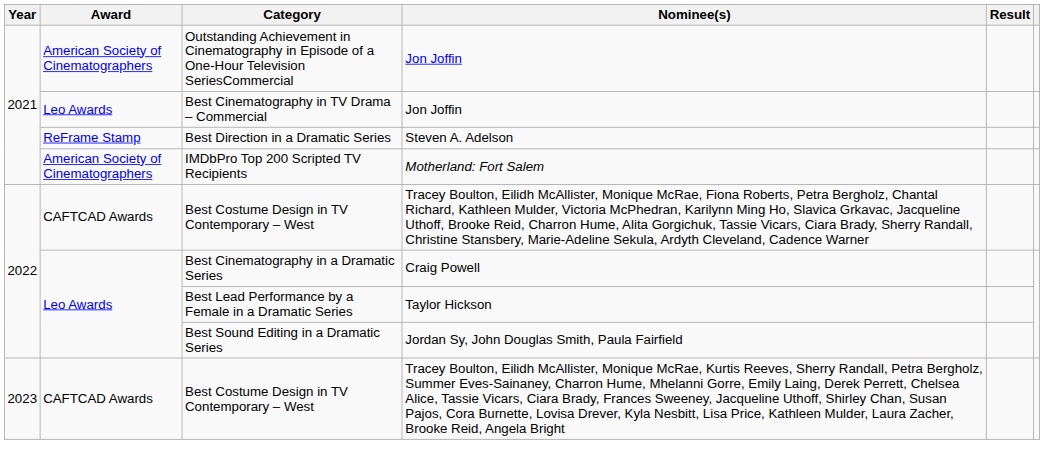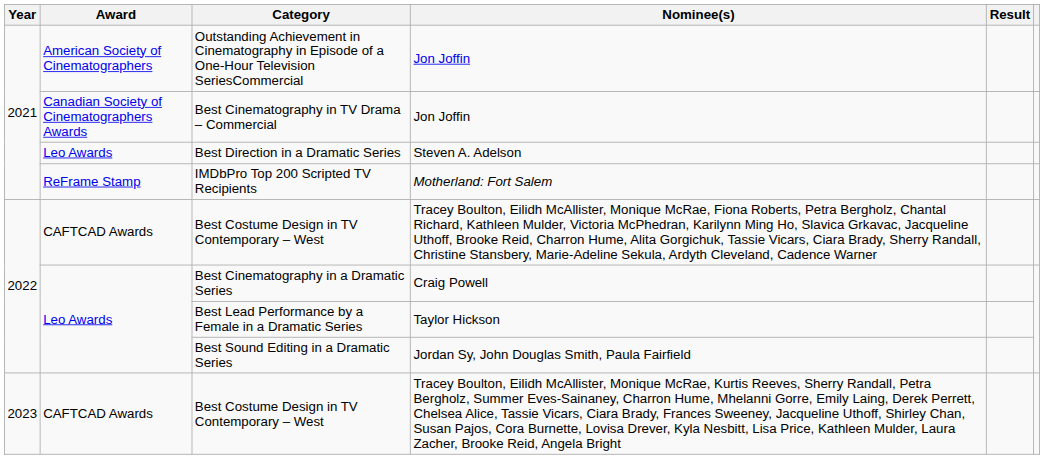(78, 109) Leo Awards -> (103, 116) Canadian Society of Cinematographers Awards
(92, 137) ReFrame Stamp -> (78, 152) Leo Awards
(102, 166) American Society of Cinematographers -> (92, 181) ReFrame Stamp
